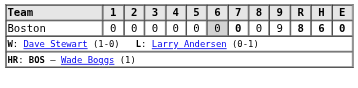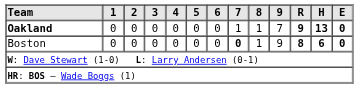+ row: (30, 28)
(217, 28) lightgrey background -> (217, 44) no background
(259, 28) 0 -> (259, 44) 1
